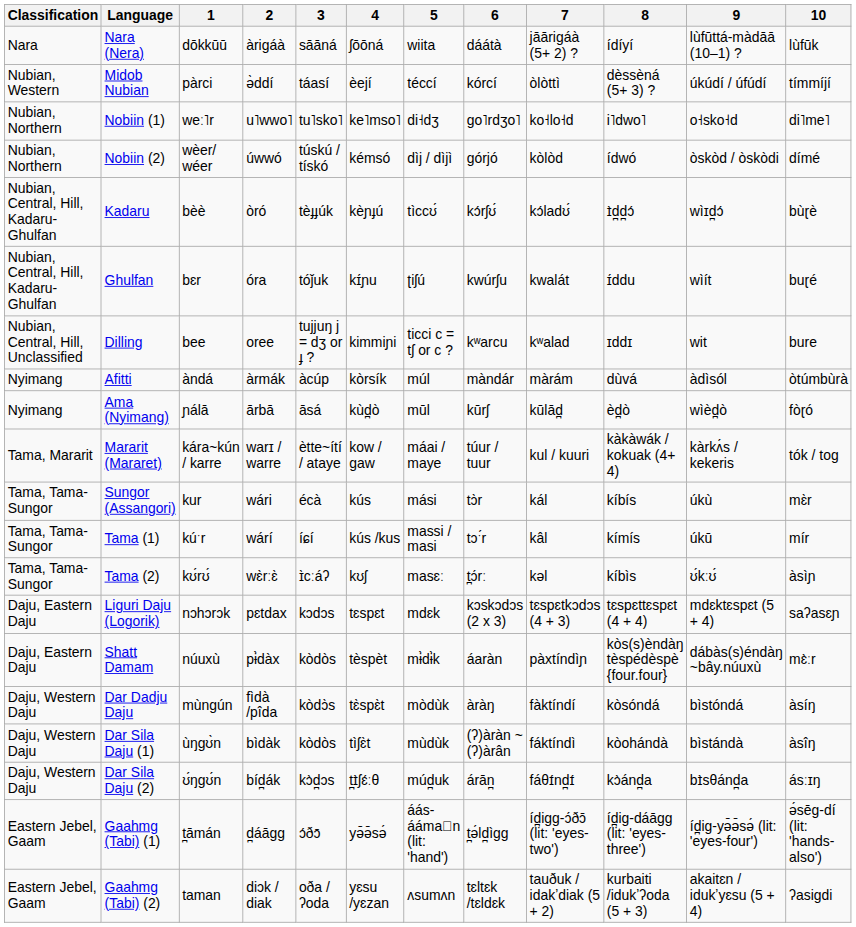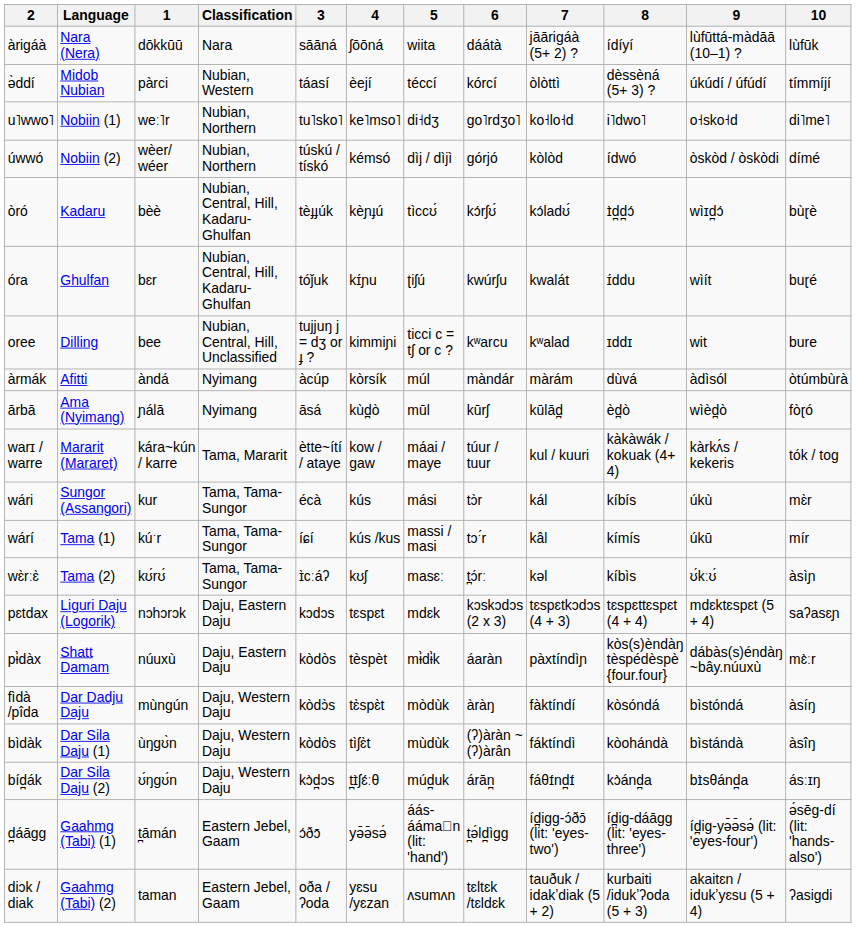columns swapped: (53, 15) <-> (269, 15)
